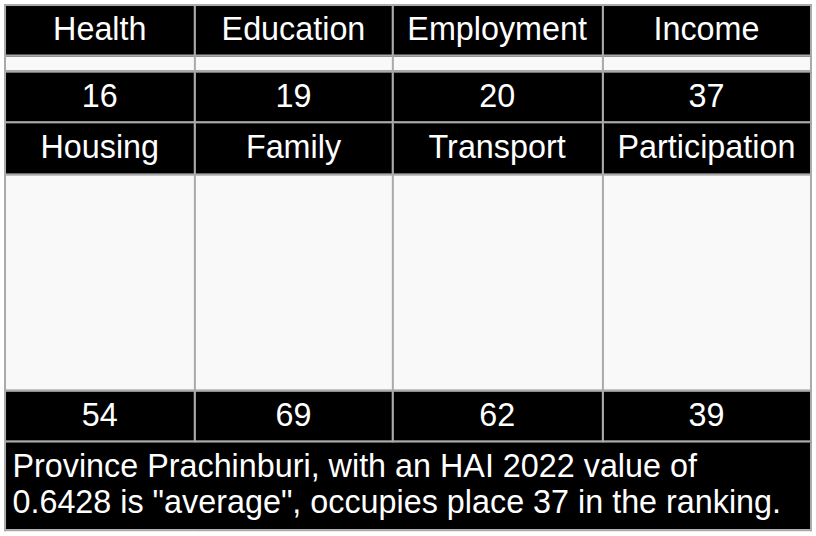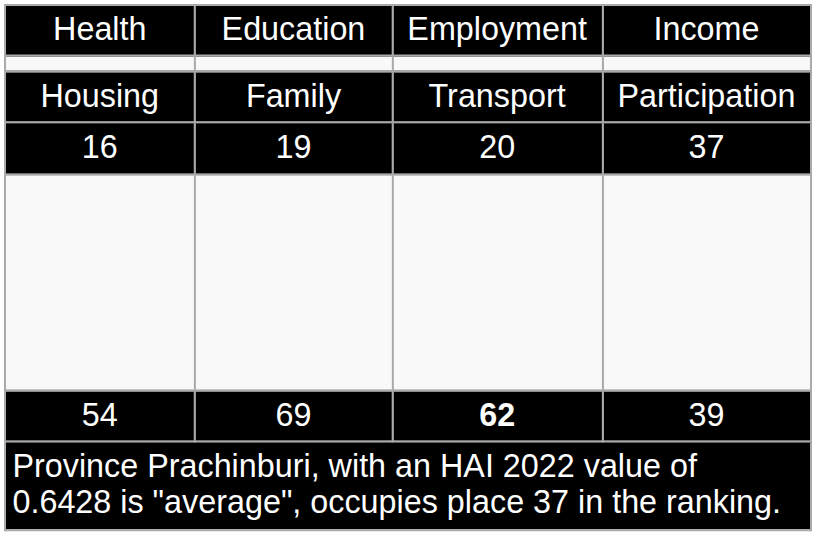rows swapped: (100, 96) <-> (100, 147)
(497, 415) normal -> (497, 415) bold
